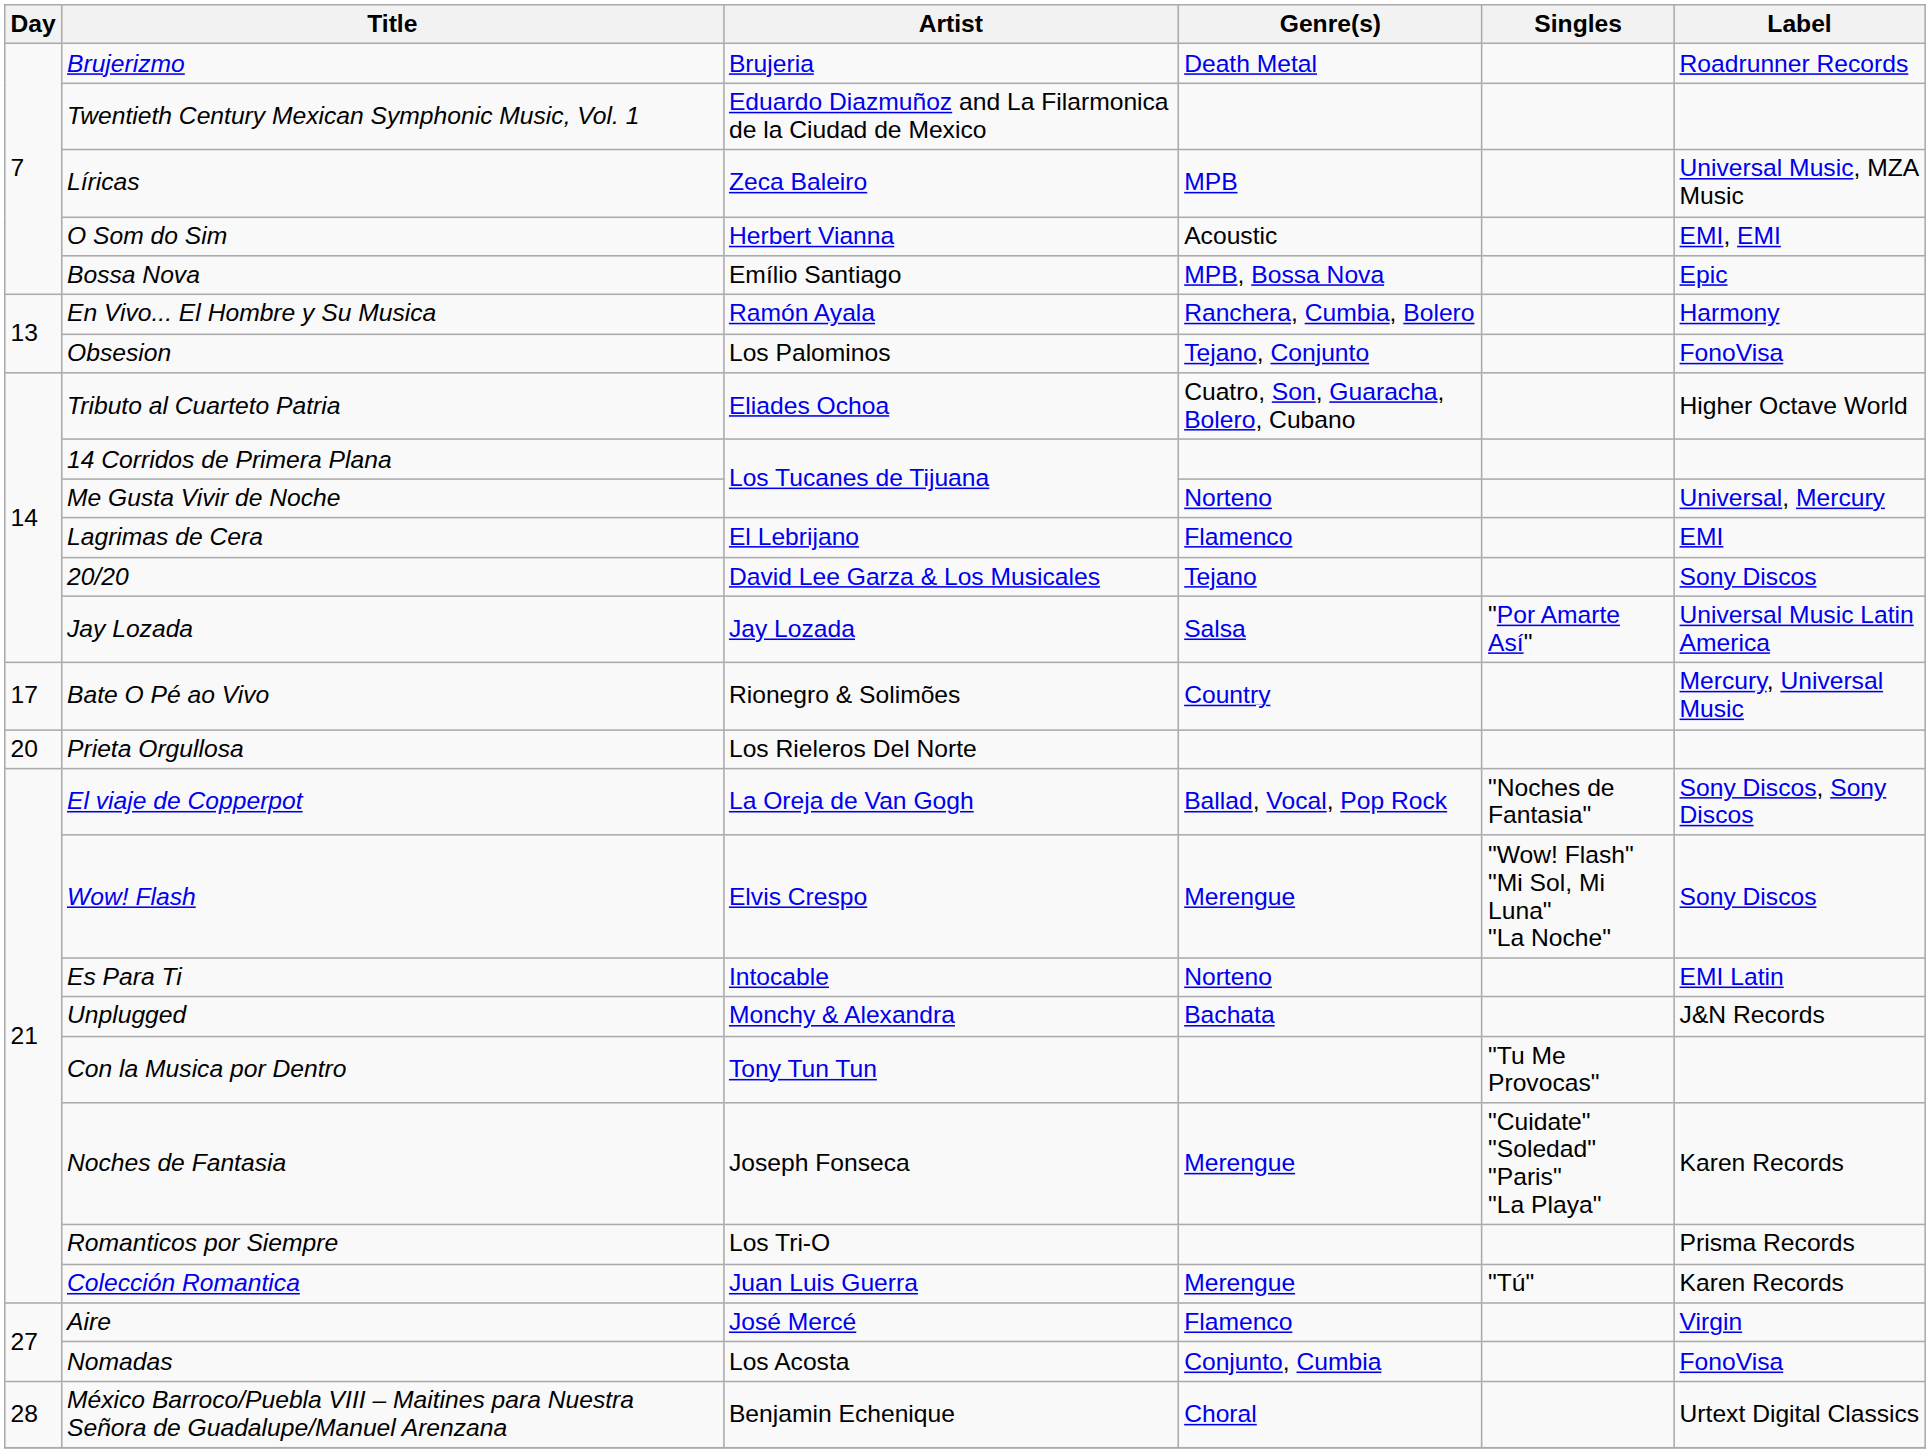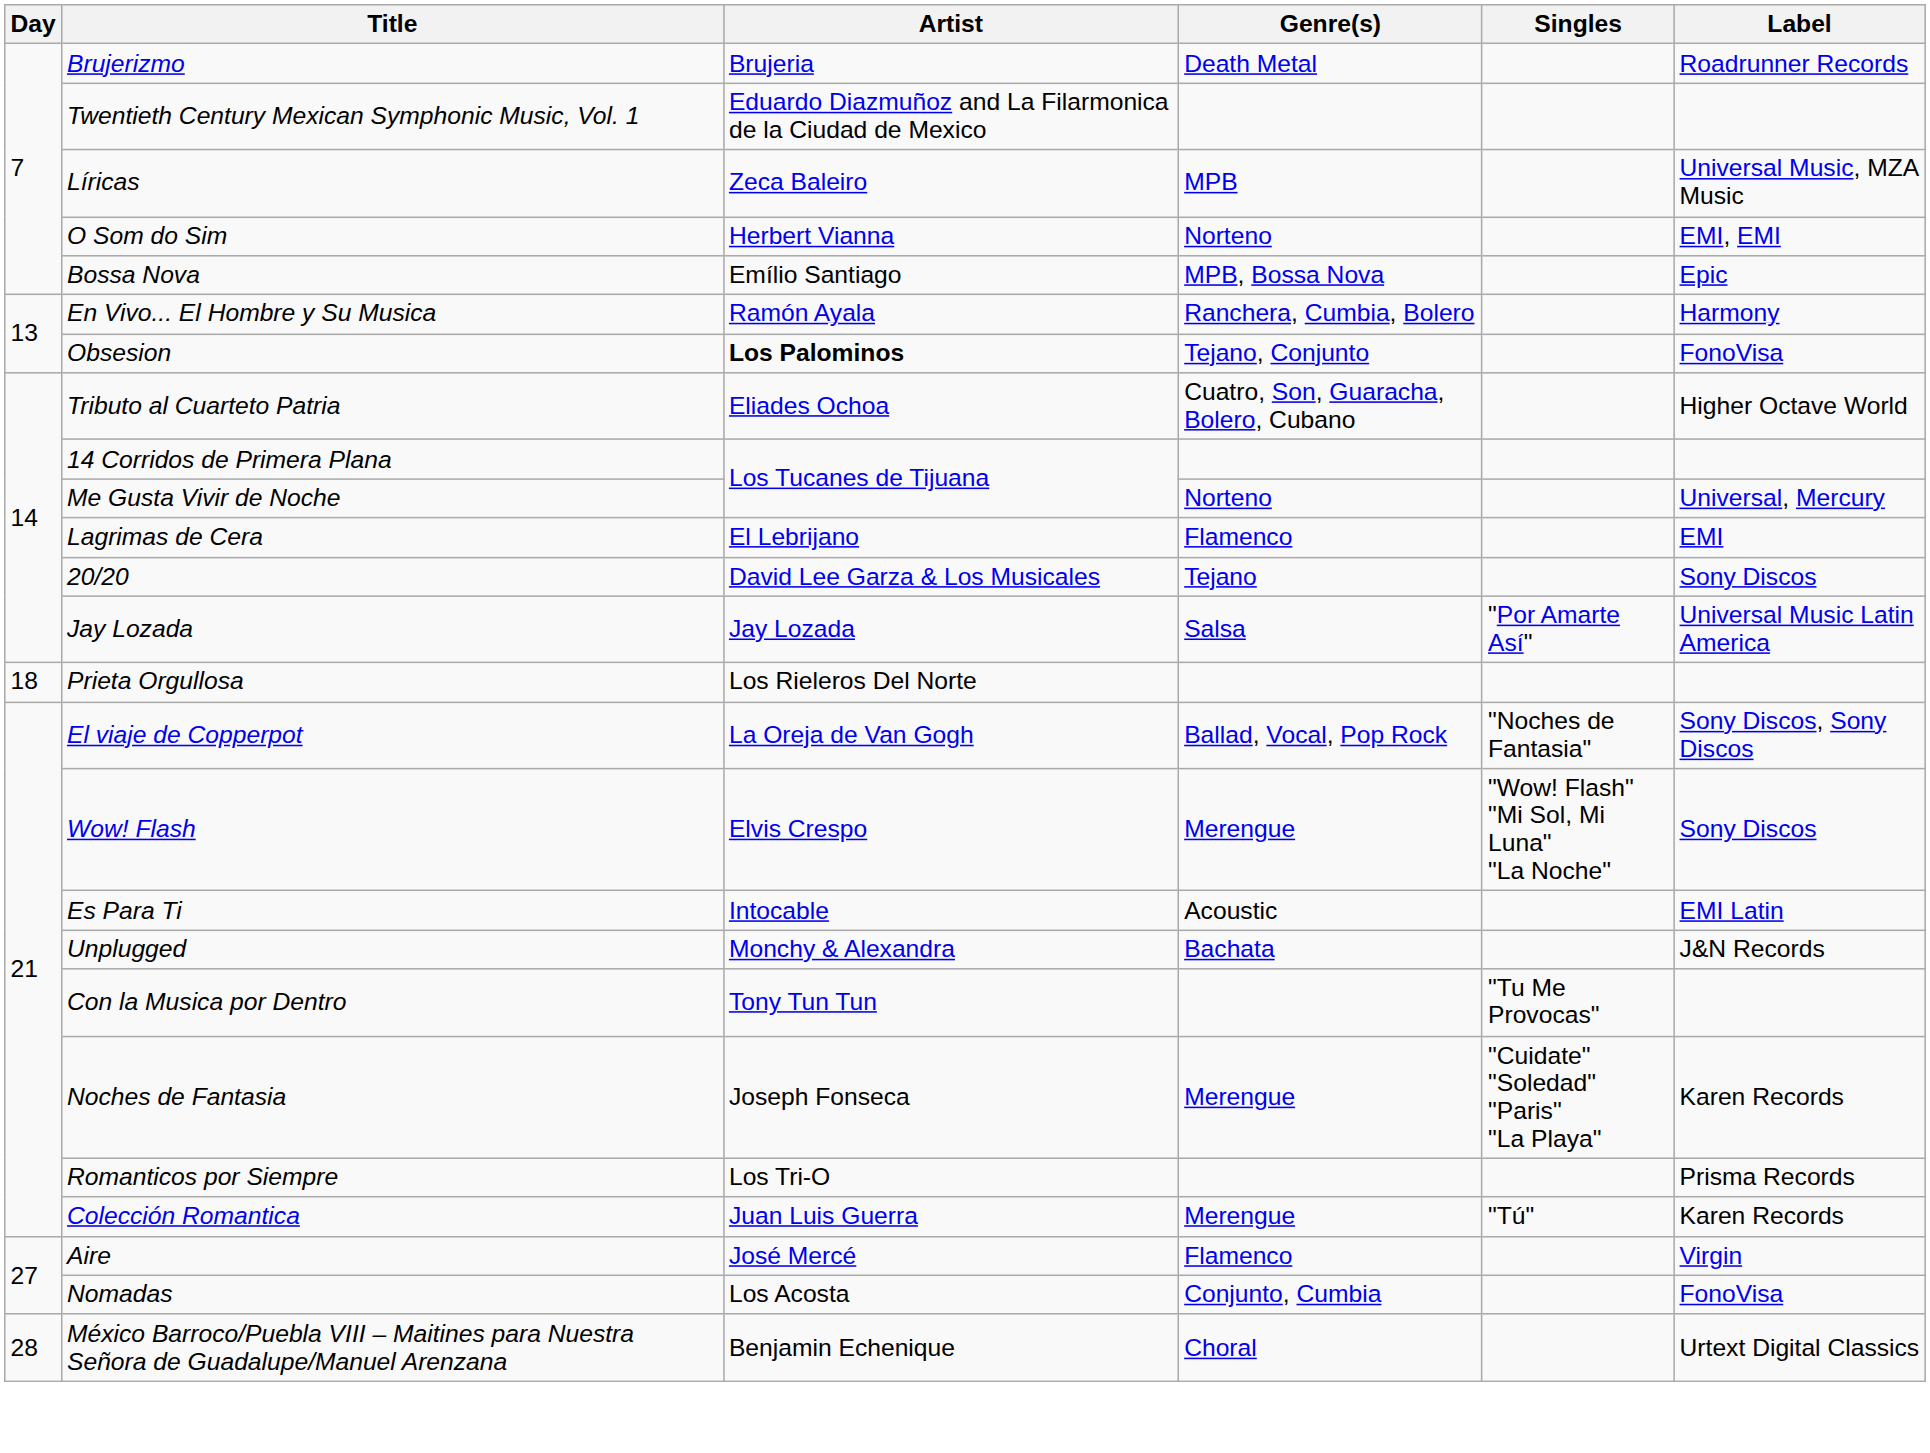(1231, 235) Acoustic -> (1228, 235) Norteno
(810, 353) normal -> (817, 353) bold
- row: (168, 695)
(24, 748) 20 -> (24, 682) 18
(1228, 976) Norteno -> (1231, 910) Acoustic
